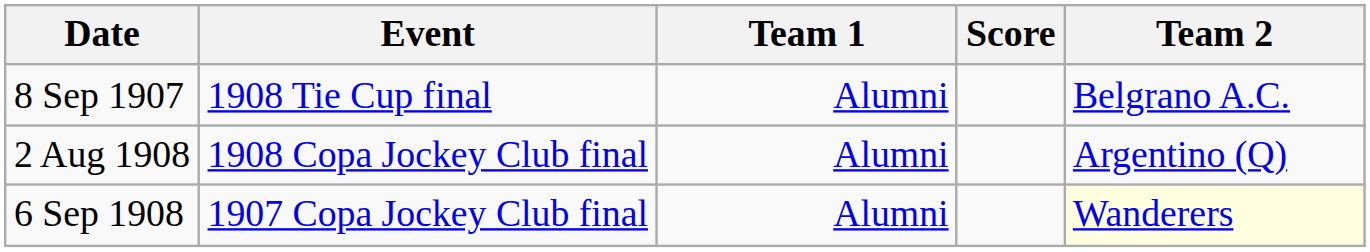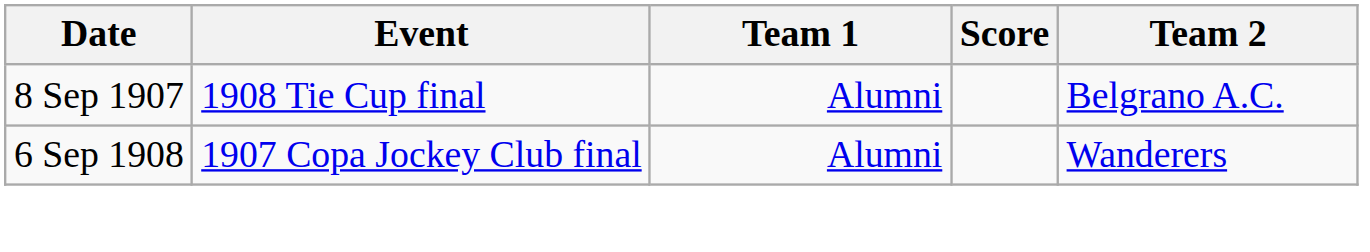- row: (102, 154)
(1153, 214) lightyellow background -> (1147, 154) no background
